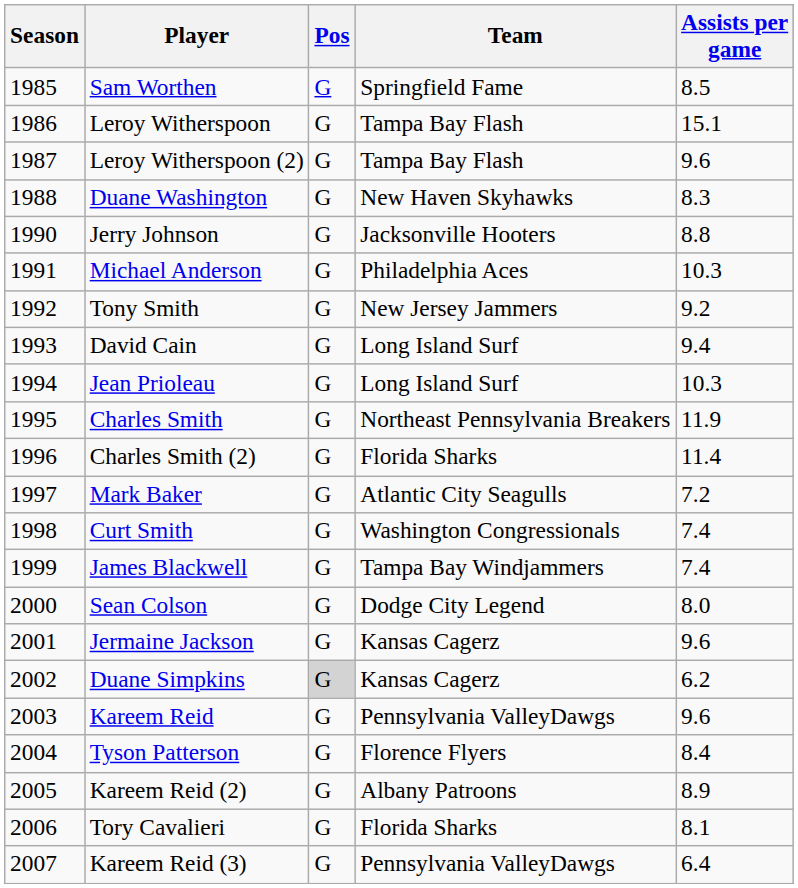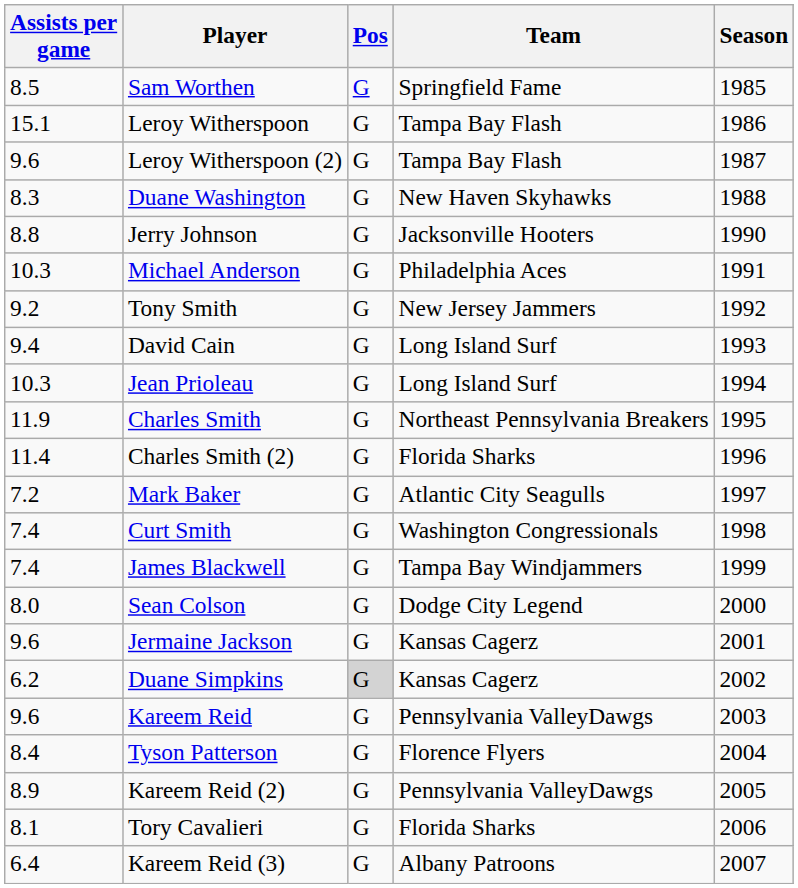columns swapped: (45, 36) <-> (735, 36)
(438, 790) Albany Patroons -> (526, 790) Pennsylvania ValleyDawgs
(488, 864) Pennsylvania ValleyDawgs -> (477, 864) Albany Patroons
